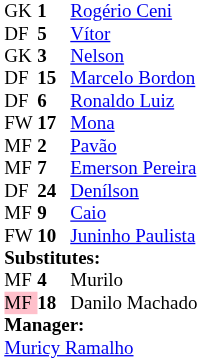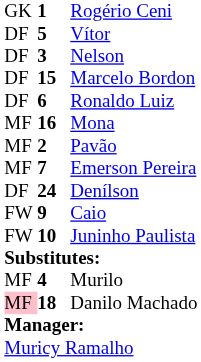(18, 55) GK -> (16, 55) DF
(19, 123) FW -> (18, 123) MF
(47, 123) 17 -> (47, 123) 16
(18, 213) MF -> (19, 213) FW
